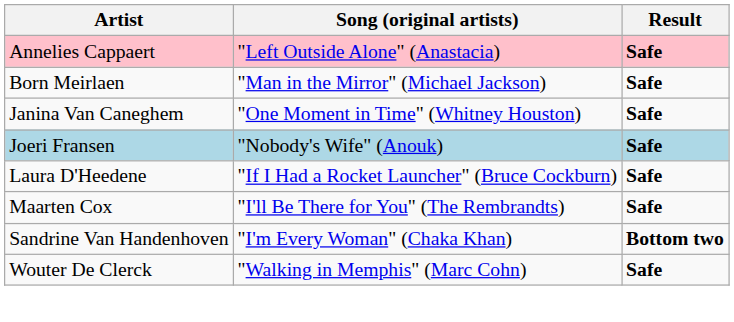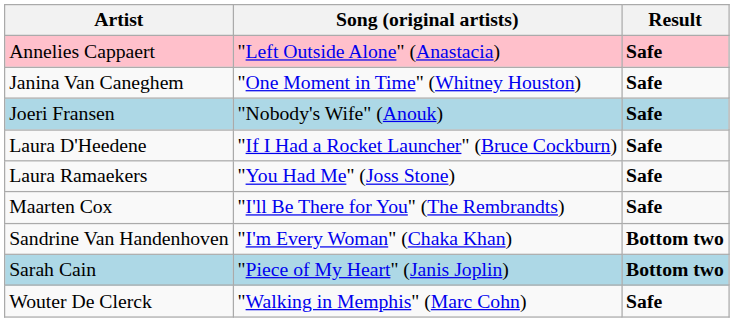- row: (67, 82)
+ row: (78, 176)
+ row: (53, 269)
